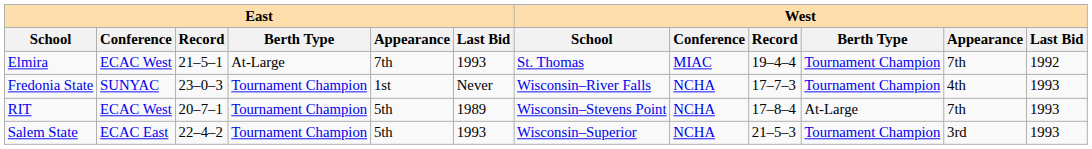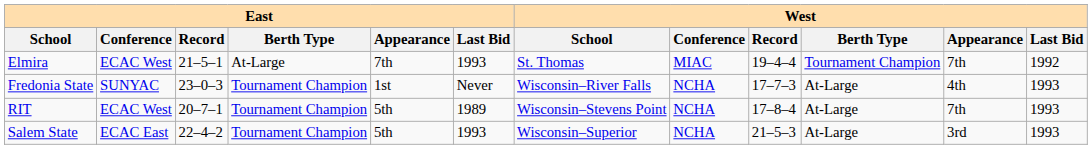(872, 86) Tournament Champion -> (831, 86) At-Large
(872, 132) Tournament Champion -> (831, 132) At-Large
